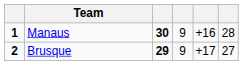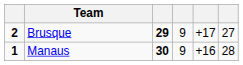rows swapped: (48, 32) <-> (49, 51)
